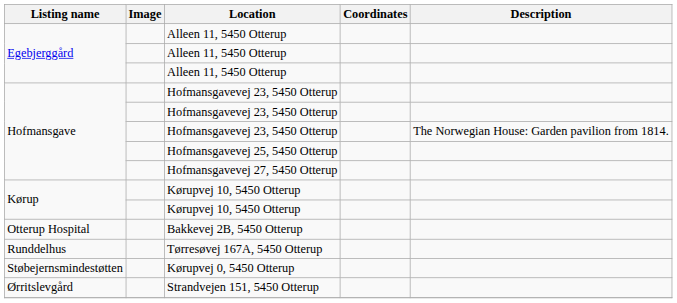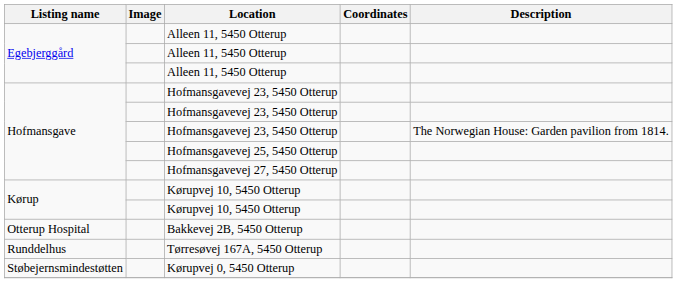- row: (40, 287)
